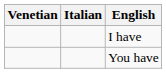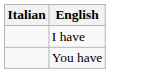- column: (33, 15)
